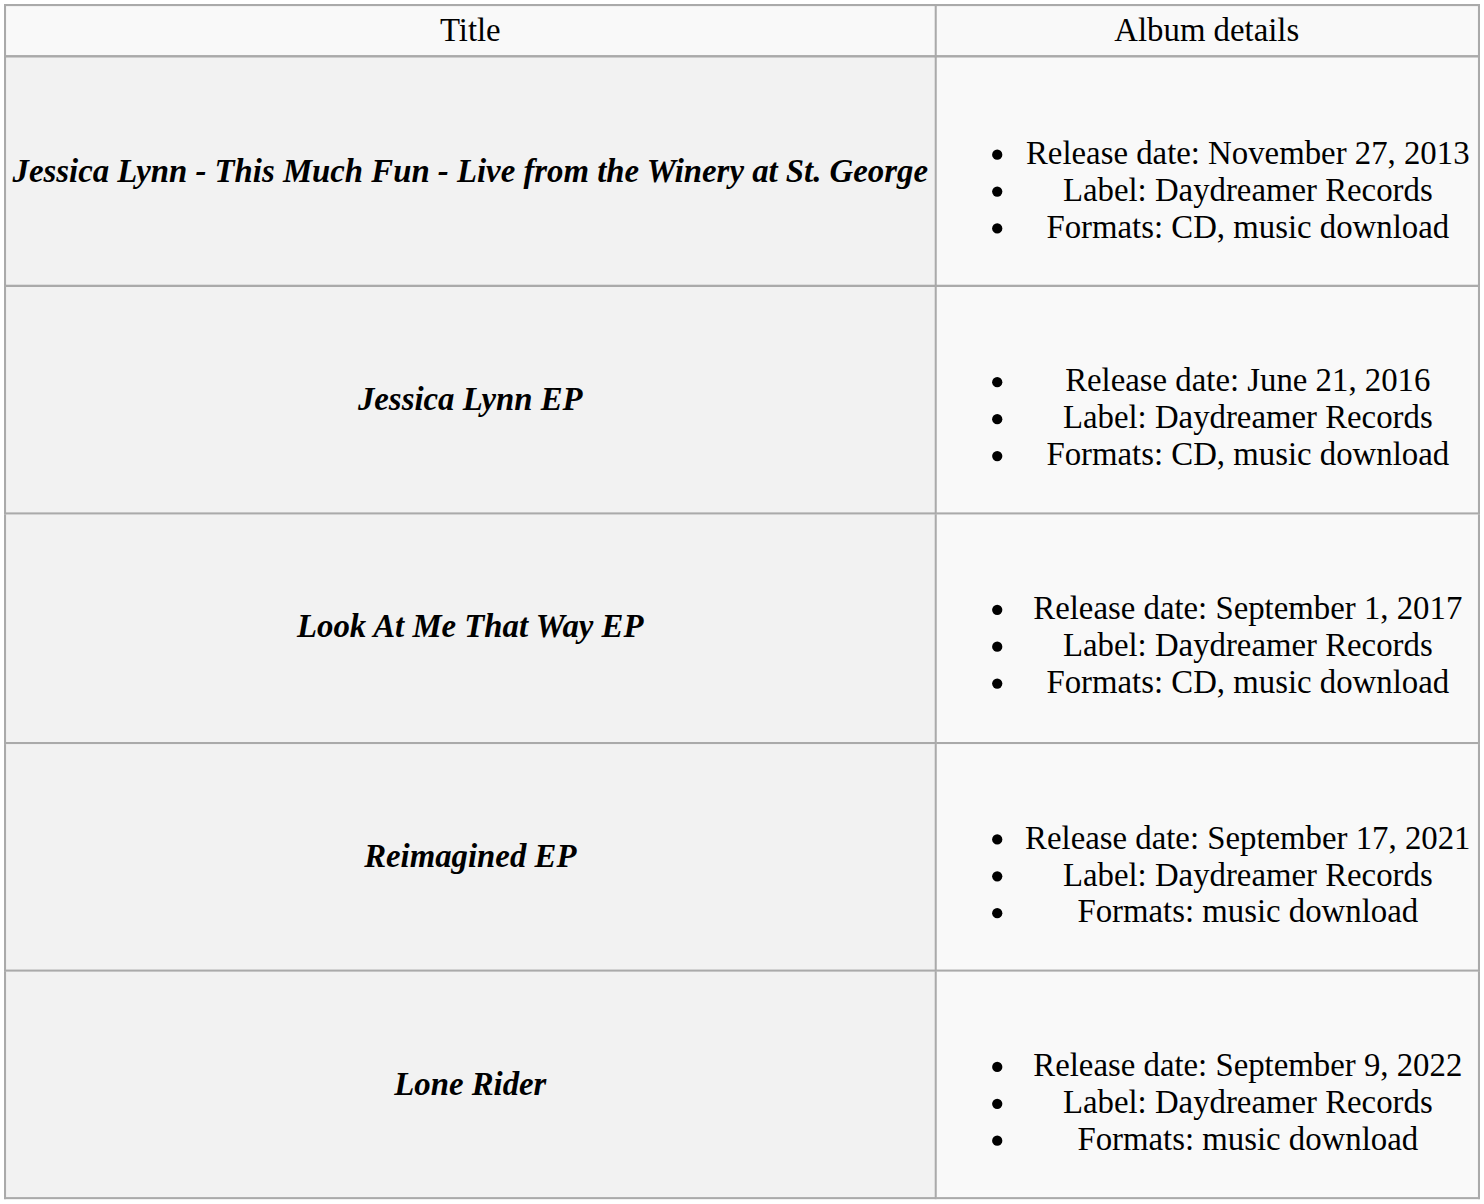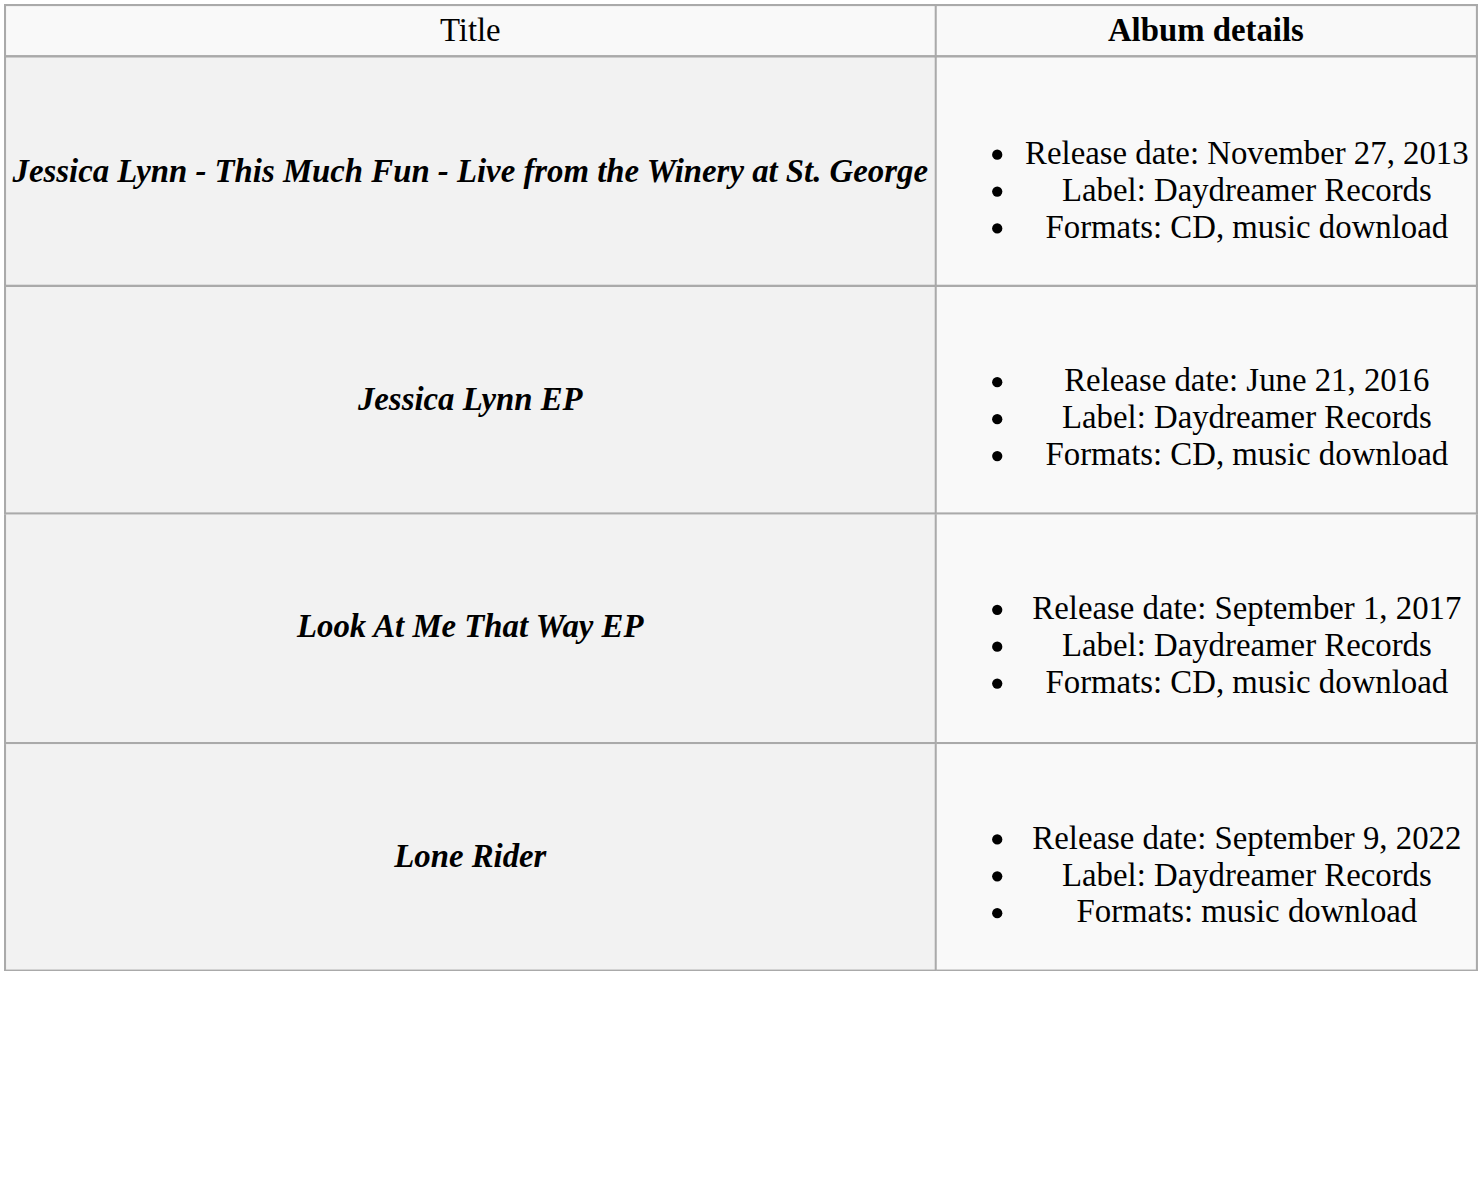(1207, 30) normal -> (1206, 30) bold
- row: (470, 855)
